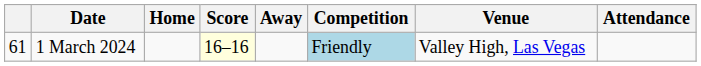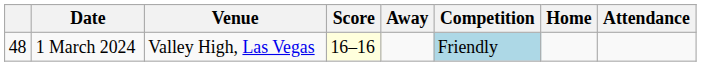columns swapped: (172, 18) <-> (506, 18)
(18, 46) 61 -> (18, 46) 48
